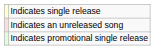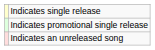rows swapped: (79, 39) <-> (67, 25)
